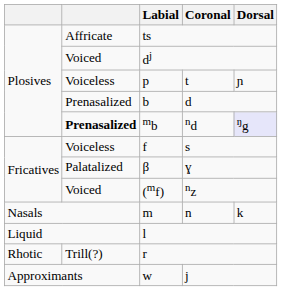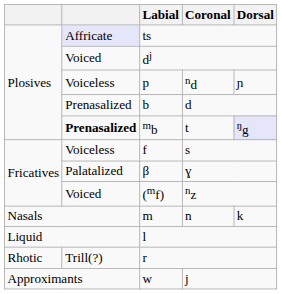(89, 35) no background -> (89, 35) lavender background
(187, 80) t -> (191, 82) nd
(191, 124) nd -> (187, 127) t
